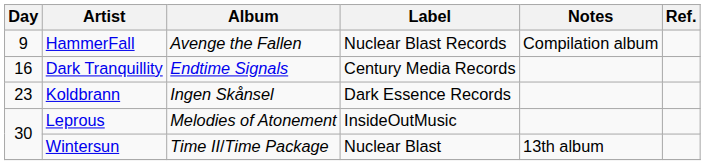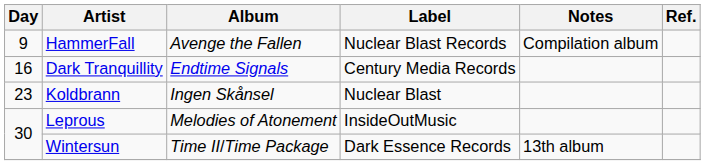(428, 95) Dark Essence Records -> (393, 95) Nuclear Blast
(393, 146) Nuclear Blast -> (428, 146) Dark Essence Records
